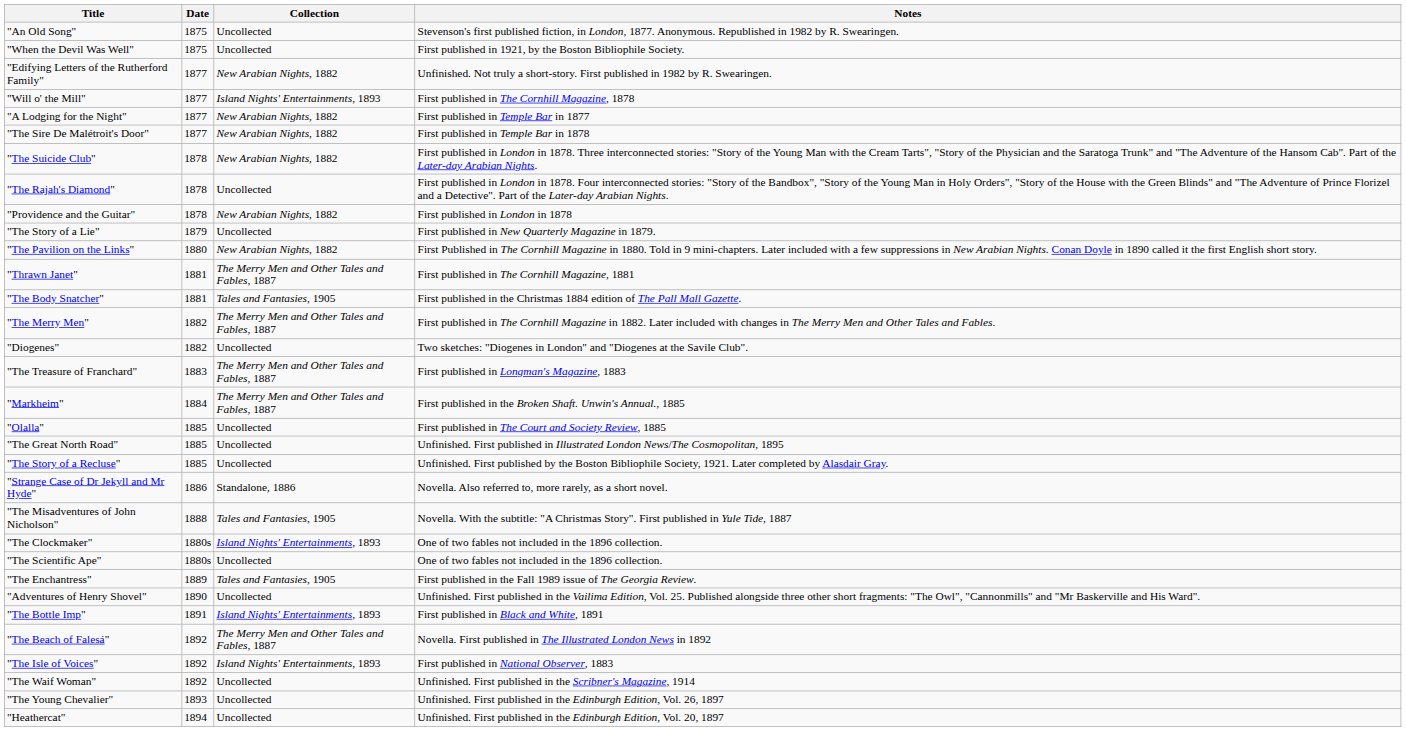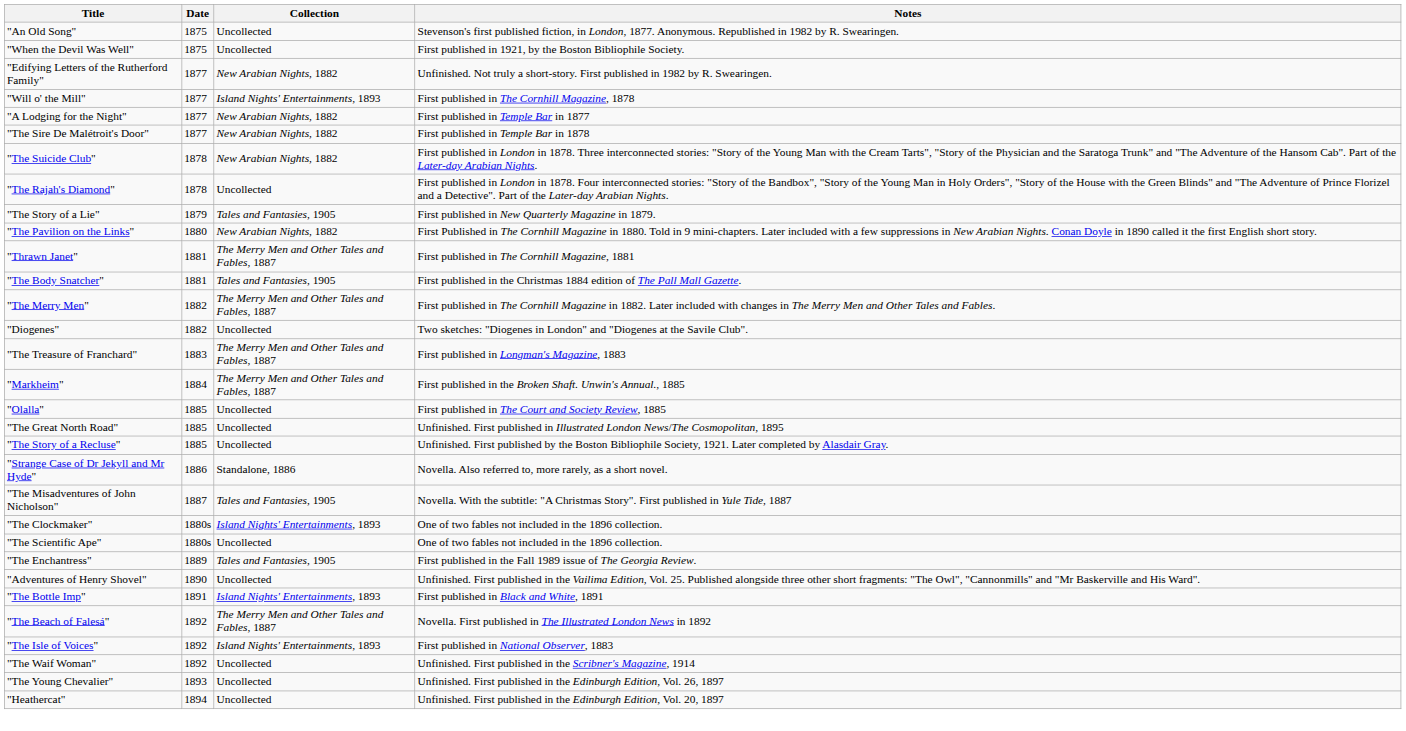- row: (71, 213)
(244, 232) Uncollected -> (276, 213) Tales and Fantasies, 1905
(196, 518) 1888 -> (196, 500) 1887
